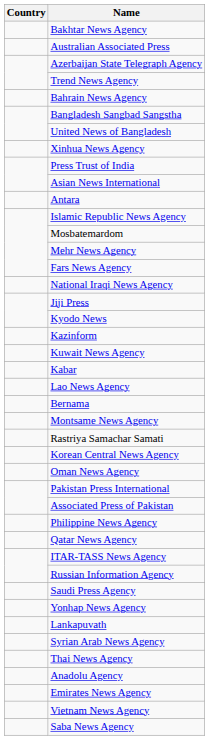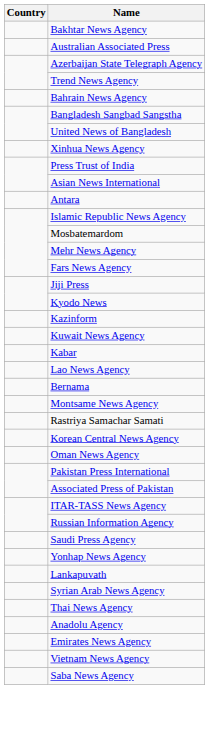- row: (112, 285)
- row: (104, 523)
- row: (94, 540)
